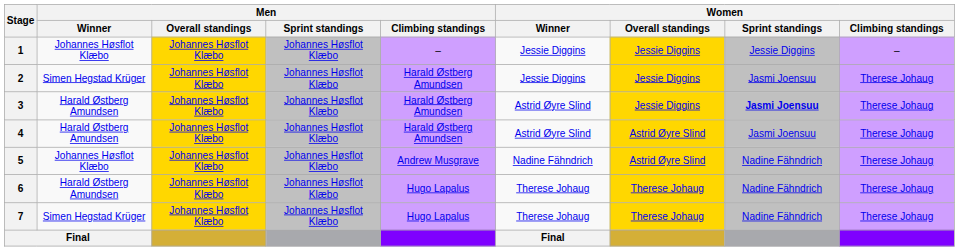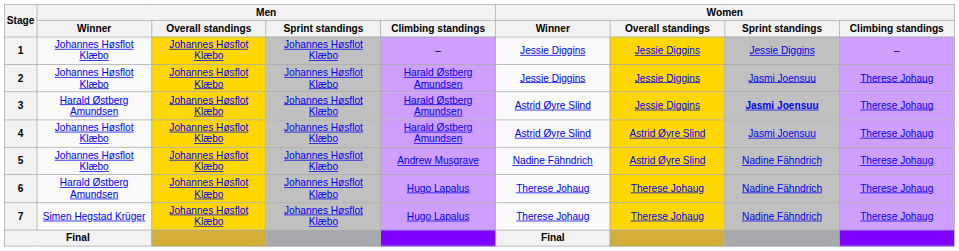(94, 78) Simen Hegstad Krüger -> (94, 78) Johannes Høsflot Klæbo
(94, 134) Harald Østberg Amundsen -> (94, 134) Johannes Høsflot Klæbo
